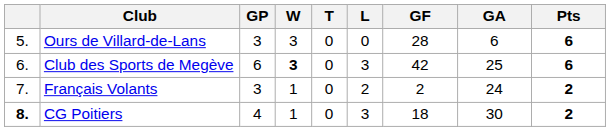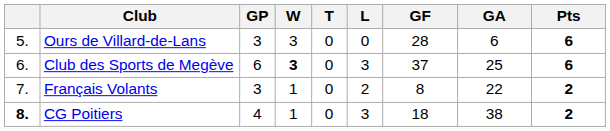(420, 65) 42 -> (420, 65) 37
(420, 89) 2 -> (420, 89) 8
(494, 89) 24 -> (494, 89) 22
(494, 114) 30 -> (494, 114) 38
